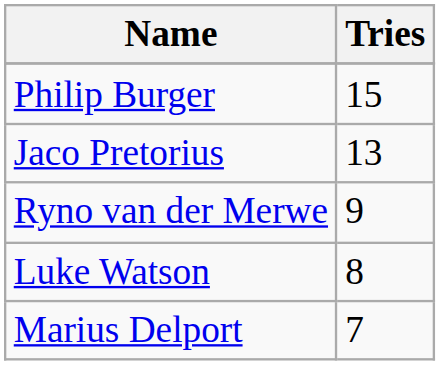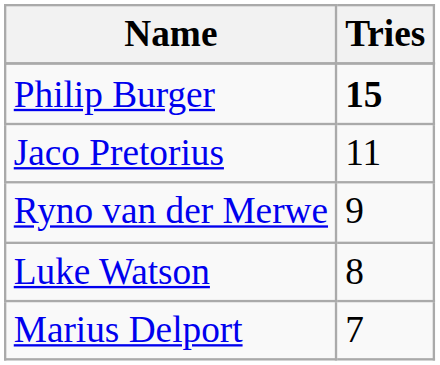(364, 93) normal -> (364, 93) bold
(364, 152) 13 -> (363, 152) 11
